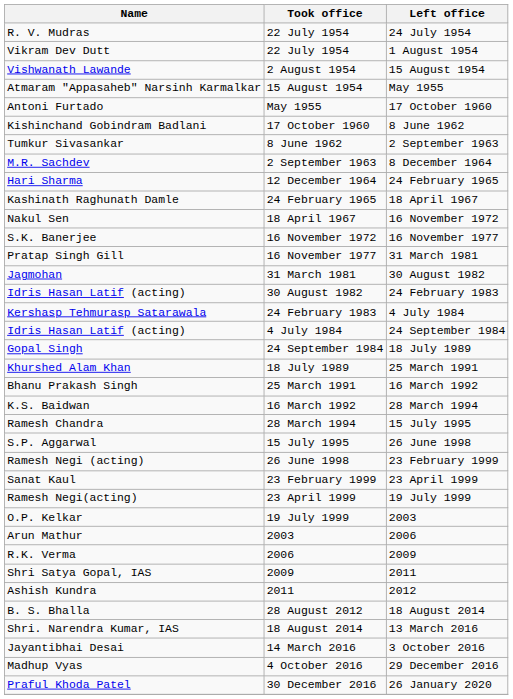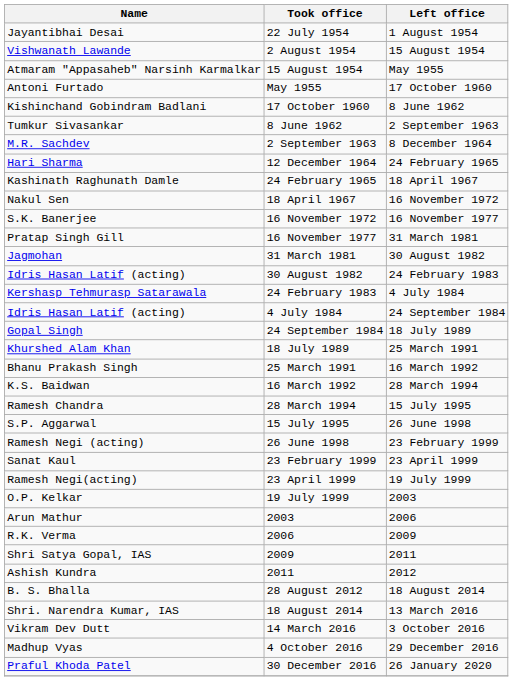- row: (430, 32)
(59, 51) Vikram Dev Dutt -> (66, 32) Jayantibhai Desai
(66, 648) Jayantibhai Desai -> (59, 629) Vikram Dev Dutt
